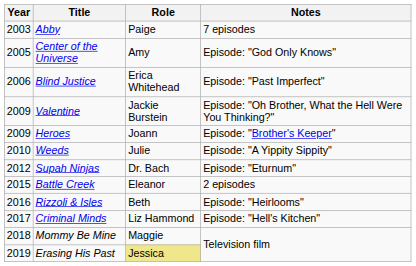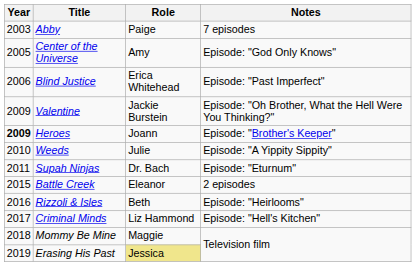(19, 134) normal -> (19, 134) bold
(19, 168) 2012 -> (18, 168) 2011
